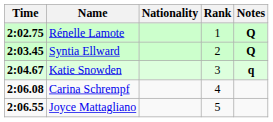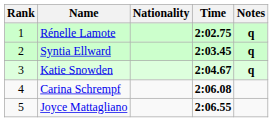columns swapped: (218, 13) <-> (25, 13)
(251, 32) Q -> (251, 32) q
(251, 51) Q -> (251, 51) q
